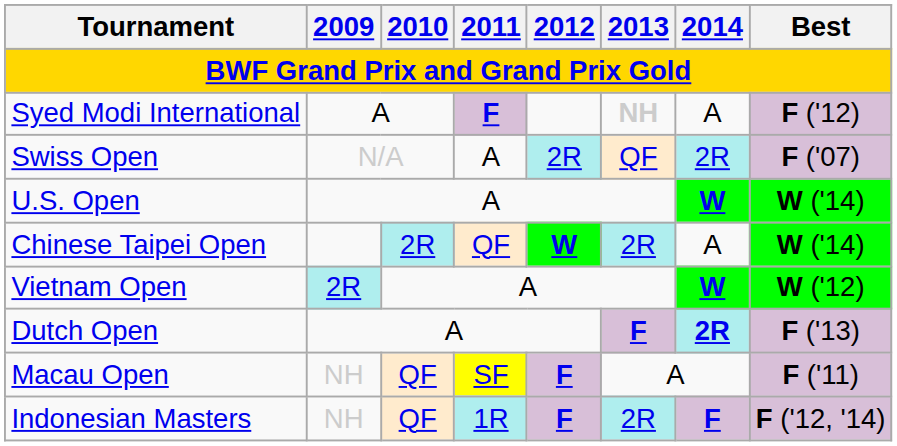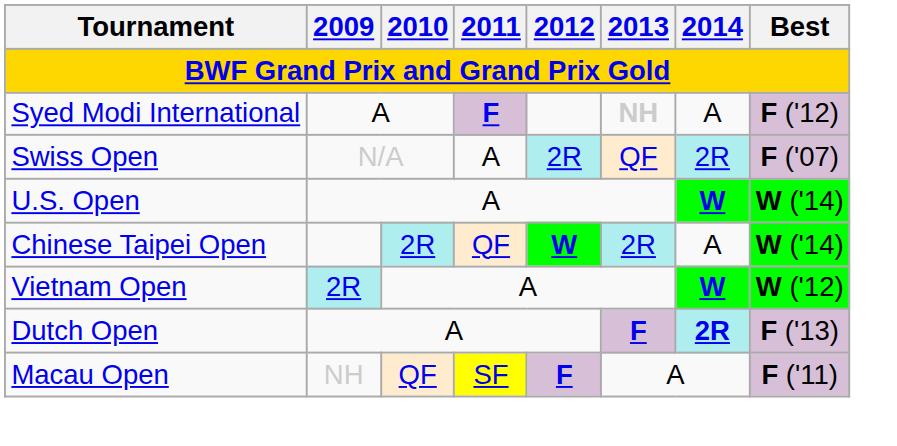- row: (131, 418)
